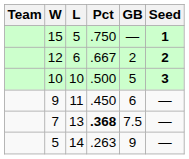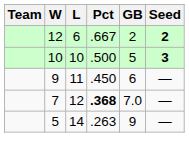- row: (55, 36)
(76, 121) 13 -> (76, 100) 12
(133, 121) 7.5 -> (133, 100) 7.0
